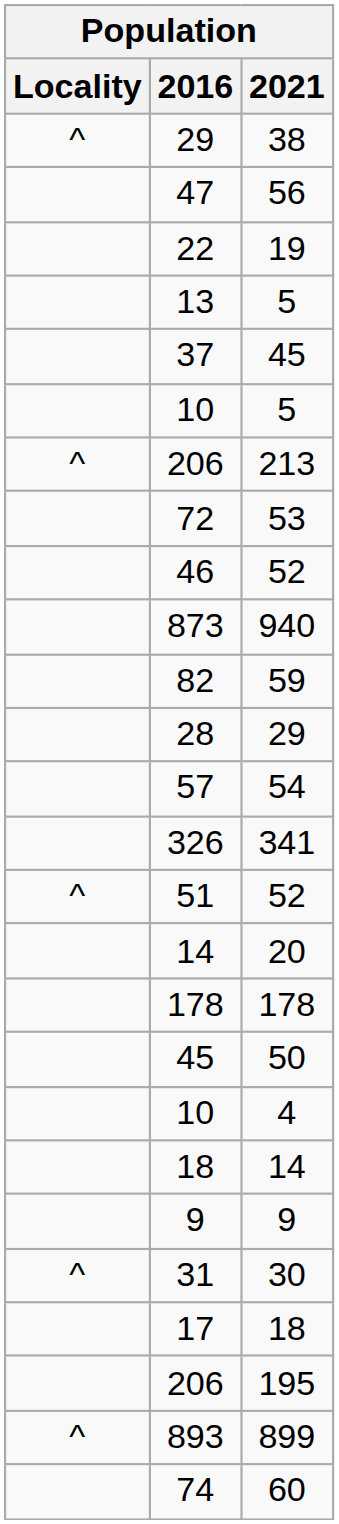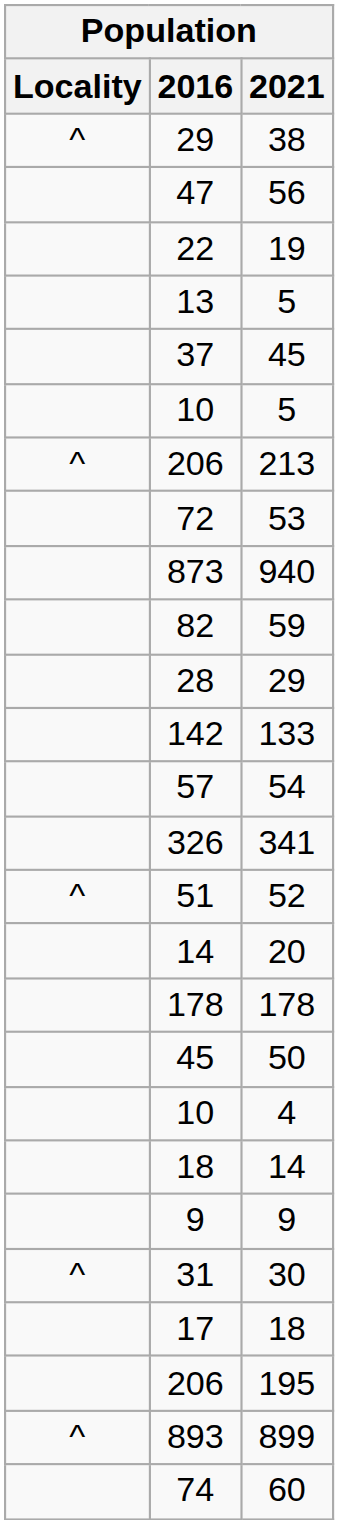- row: (195, 572)
+ row: (195, 734)
